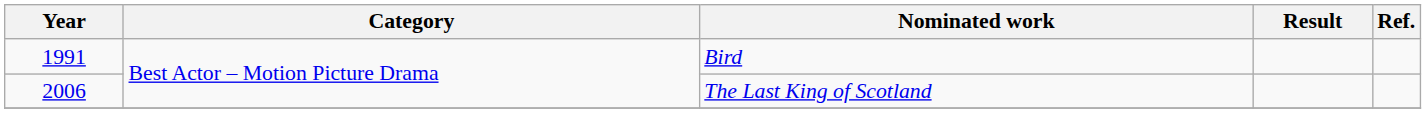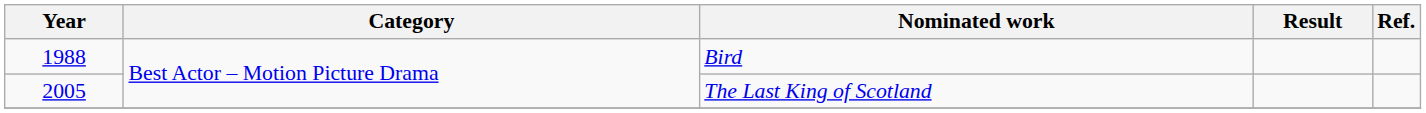(64, 56) 1991 -> (64, 56) 1988
(64, 90) 2006 -> (64, 90) 2005
